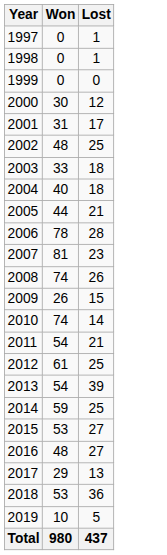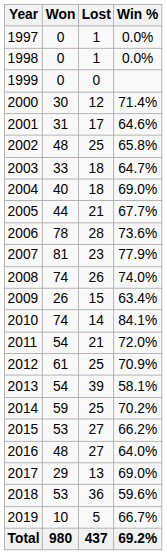+ column: (138, 15)
